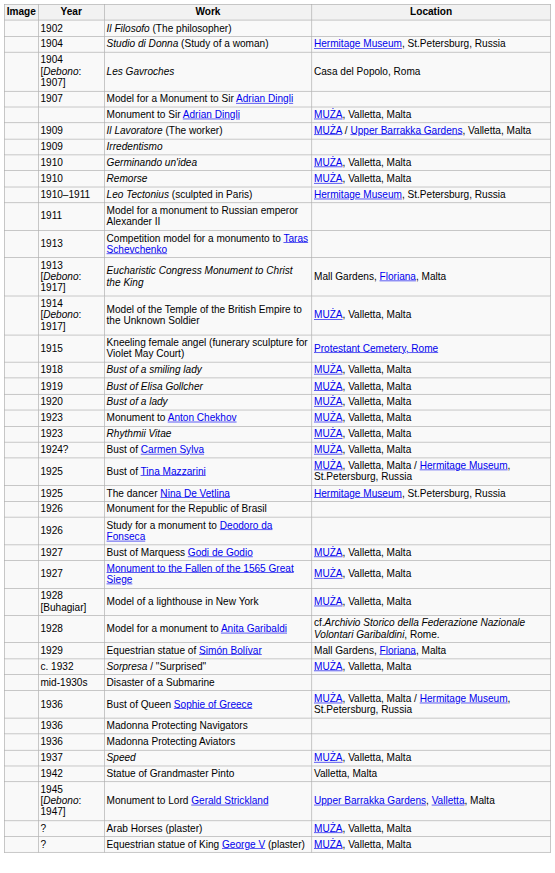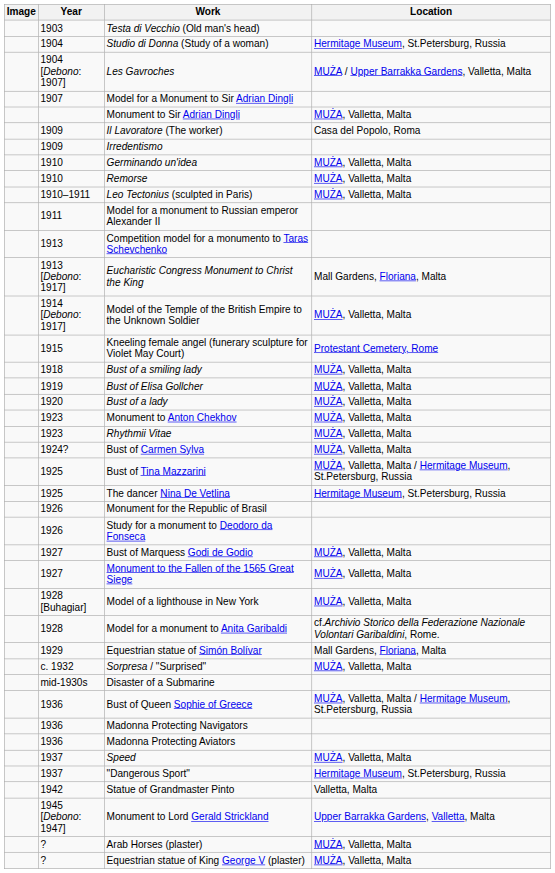- row: (169, 28)
+ row: (183, 28)
(367, 71) Casa del Popolo, Roma -> (423, 71) MUŻA / Upper Barrakka Gardens, Valletta, Malta
(423, 131) MUŻA / Upper Barrakka Gardens, Valletta, Malta -> (367, 131) Casa del Popolo, Roma
(410, 195) Hermitage Museum, St.Petersburg, Russia -> (363, 195) MUŻA, Valletta, Malta
+ row: (148, 774)
